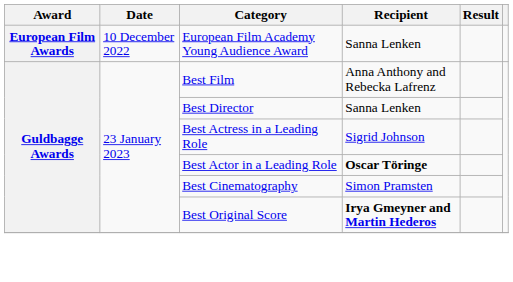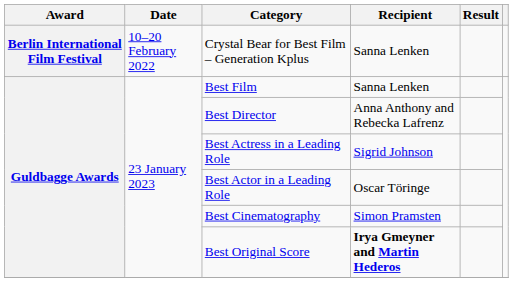+ row: (275, 51)
- row: (249, 43)
(395, 79) Anna Anthony and Rebecka Lafrenz -> (391, 87) Sanna Lenken
(383, 108) Sanna Lenken -> (404, 115) Anna Anthony and Rebecka Lafrenz
(386, 165) bold -> (392, 187) normal
